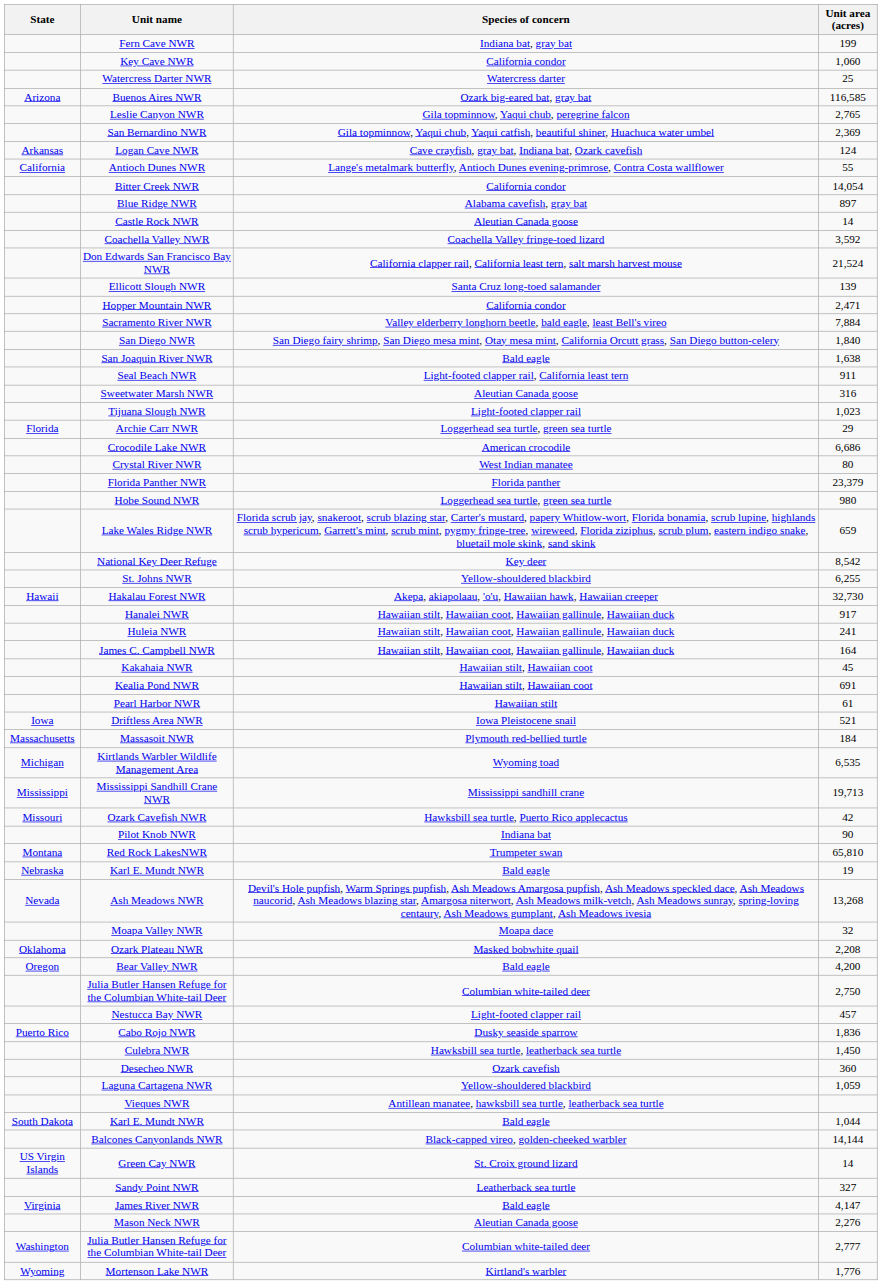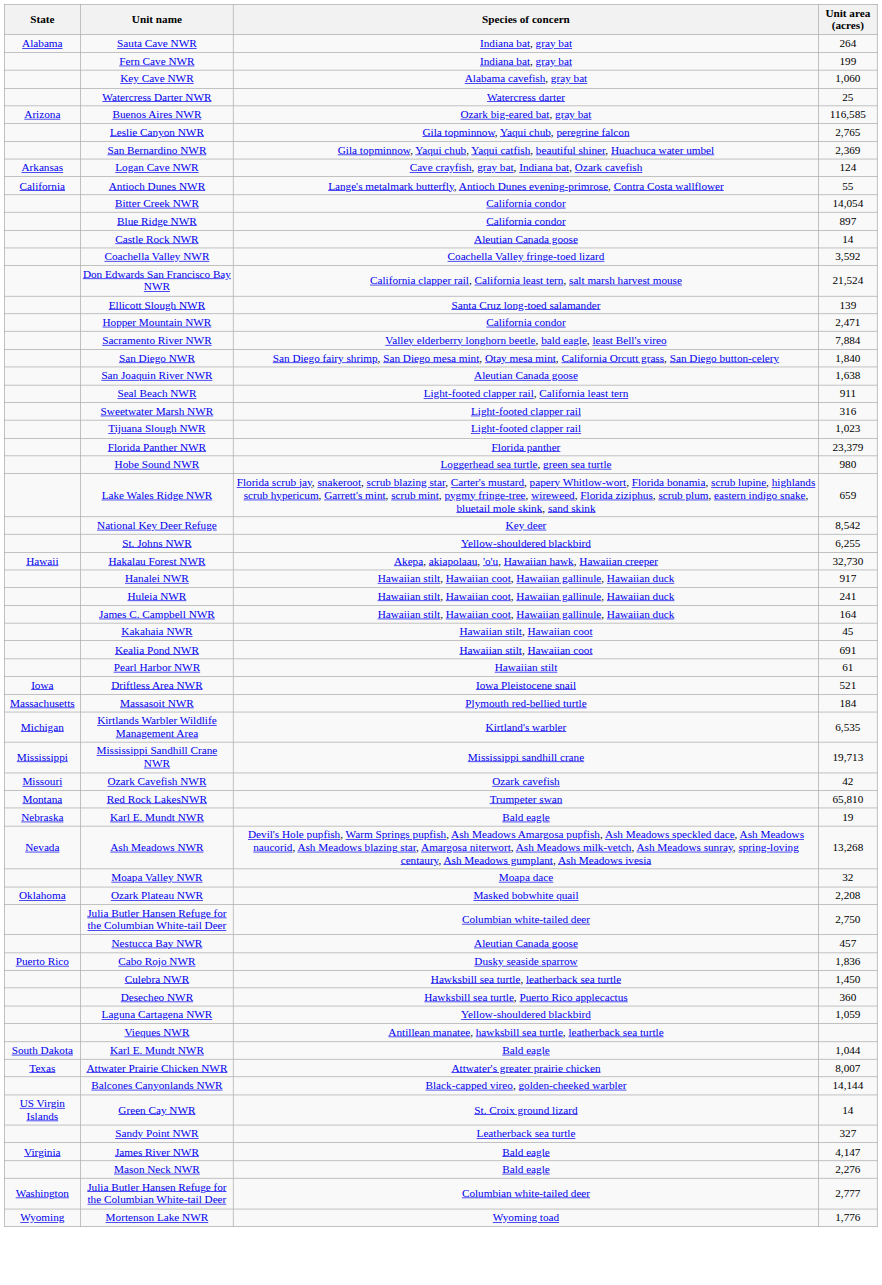+ row: (157, 43)
(526, 61) California condor -> (526, 79) Alabama cavefish, gray bat
(526, 203) Alabama cavefish, gray bat -> (526, 221) California condor
(526, 358) Bald eagle -> (526, 376) Aleutian Canada goose
(526, 393) Aleutian Canada goose -> (526, 411) Light-footed clapper rail
- row: (157, 429)
- row: (157, 447)
- row: (157, 464)
(526, 762) Wyoming toad -> (526, 727) Kirtland's warbler
(526, 817) Hawksbill sea turtle, Puerto Rico applecactus -> (526, 781) Ozark cavefish
- row: (157, 835)
- row: (157, 966)
(526, 1014) Light-footed clapper rail -> (526, 943) Aleutian Canada goose
(526, 1068) Ozark cavefish -> (526, 997) Hawksbill sea turtle, Puerto Rico applecactus
+ row: (157, 1068)
(526, 1222) Aleutian Canada goose -> (526, 1169) Bald eagle
(526, 1271) Kirtland's warbler -> (526, 1217) Wyoming toad
